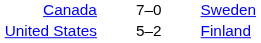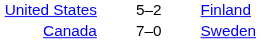rows swapped: (51, 31) <-> (70, 10)
